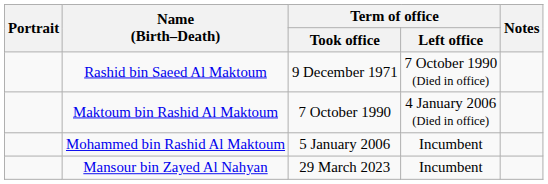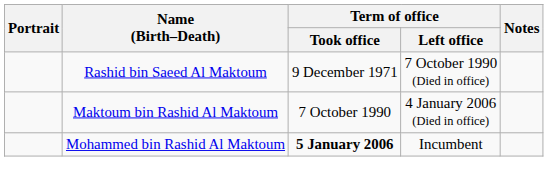(345, 144) normal -> (345, 144) bold
- row: (175, 167)
